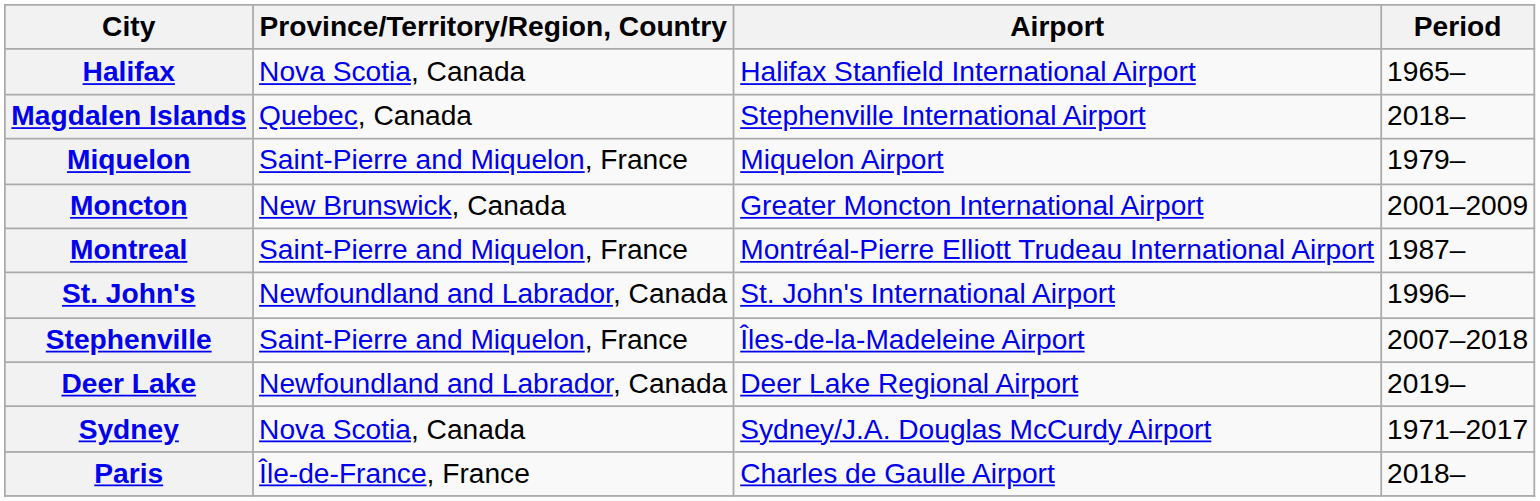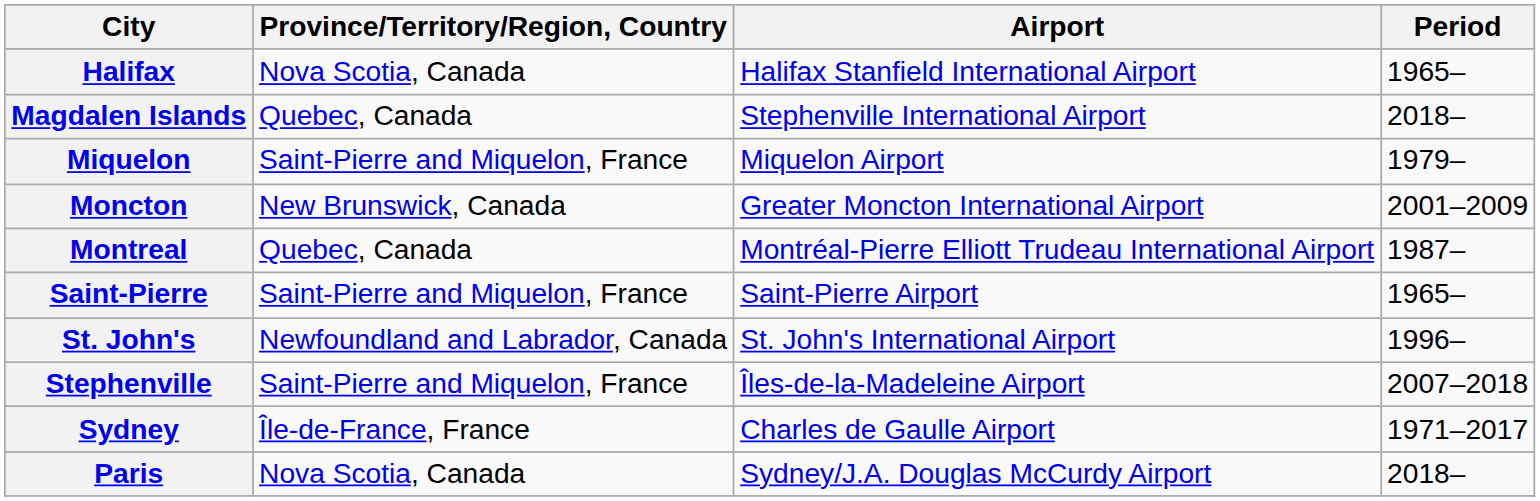(474, 250) Saint-Pierre and Miquelon, France -> (366, 250) Quebec, Canada
+ row: (129, 294)
- row: (129, 384)
(392, 428) Nova Scotia, Canada -> (394, 428) Île-de-France, France
(976, 428) Sydney/J.A. Douglas McCurdy Airport -> (898, 428) Charles de Gaulle Airport
(394, 473) Île-de-France, France -> (392, 473) Nova Scotia, Canada
(898, 473) Charles de Gaulle Airport -> (976, 473) Sydney/J.A. Douglas McCurdy Airport
